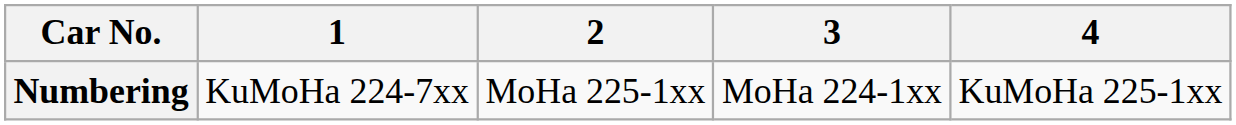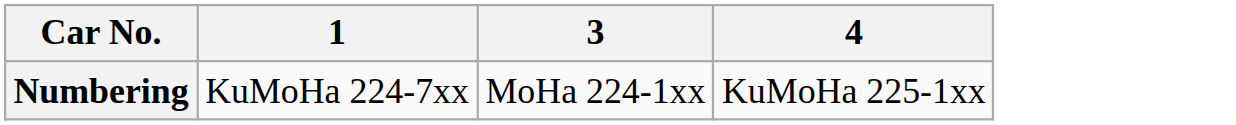- column: (595, 32)
